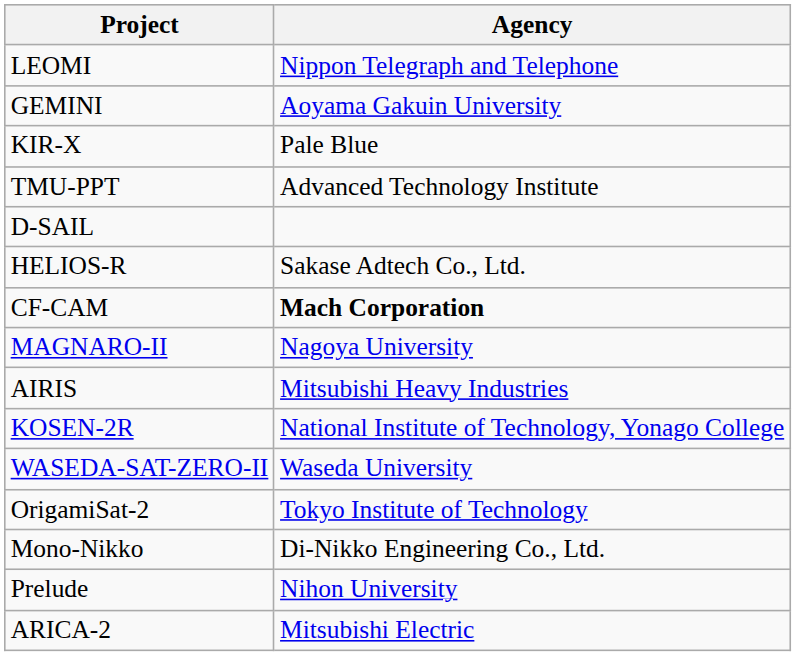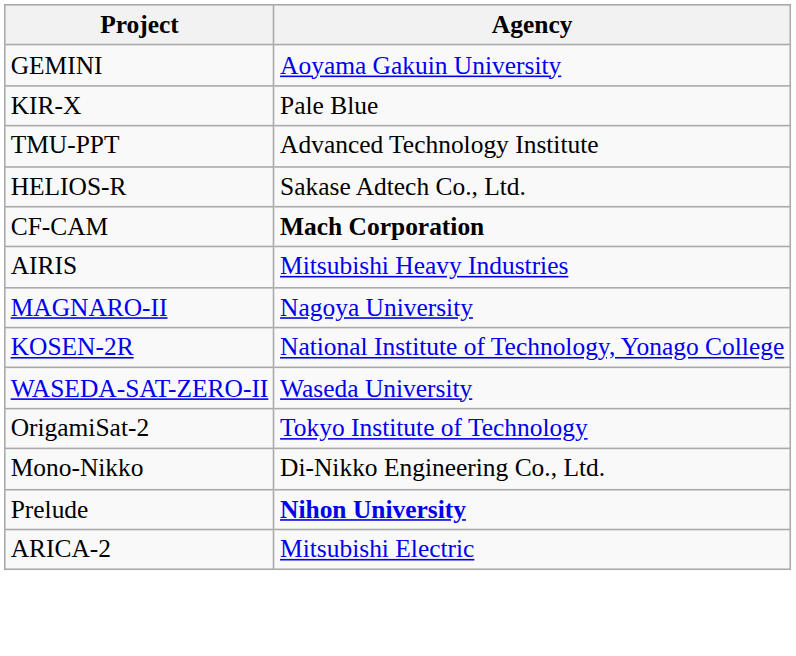- row: (51, 65)
- row: (52, 226)
rows swapped: (44, 387) <-> (89, 347)
(369, 589) normal -> (373, 508) bold
